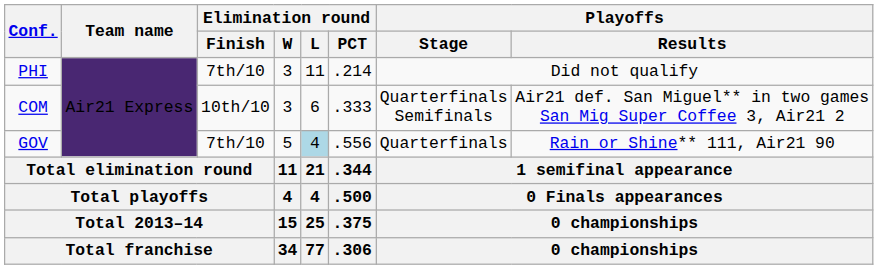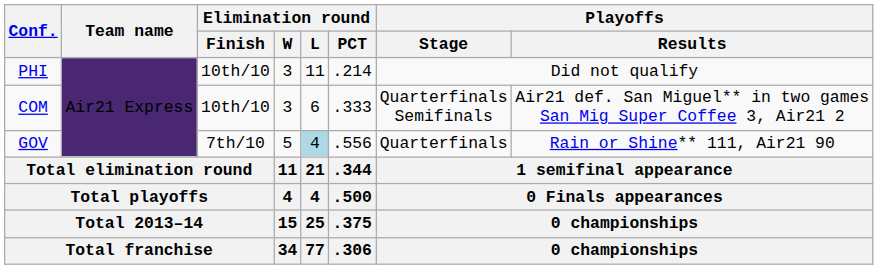(235, 71) 7th/10 -> (235, 71) 10th/10
